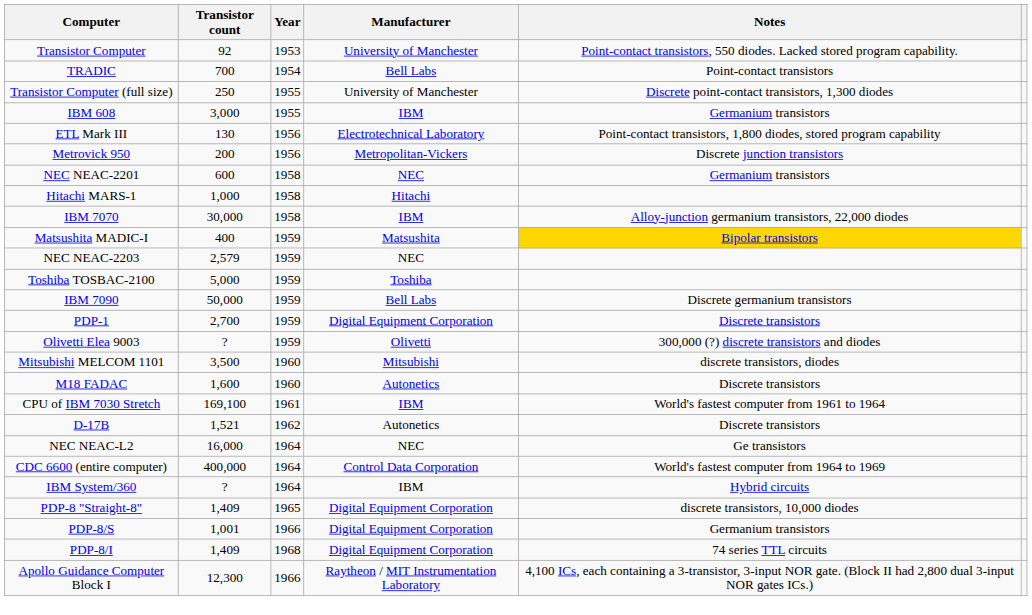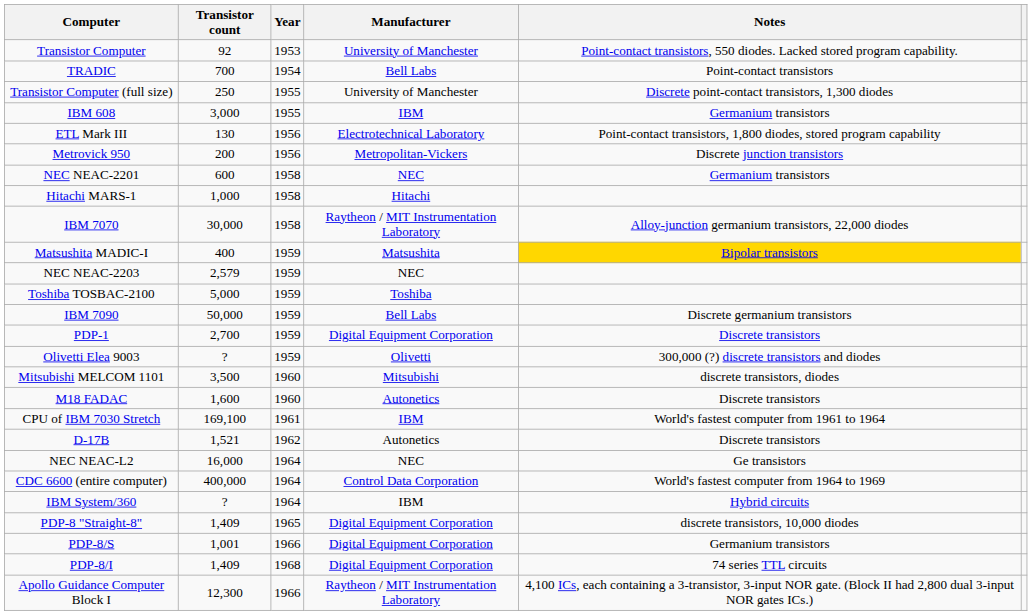(411, 216) IBM -> (411, 224) Raytheon / MIT Instrumentation Laboratory
